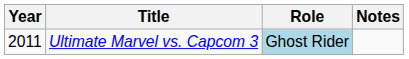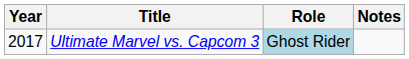(25, 41) 2011 -> (26, 41) 2017
